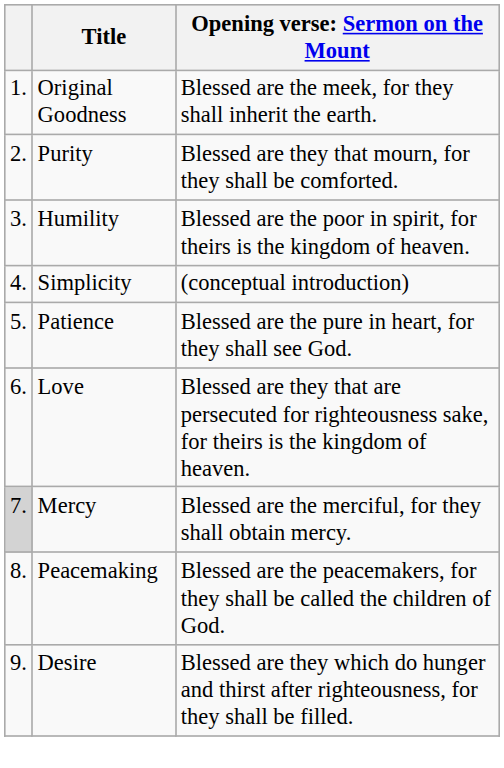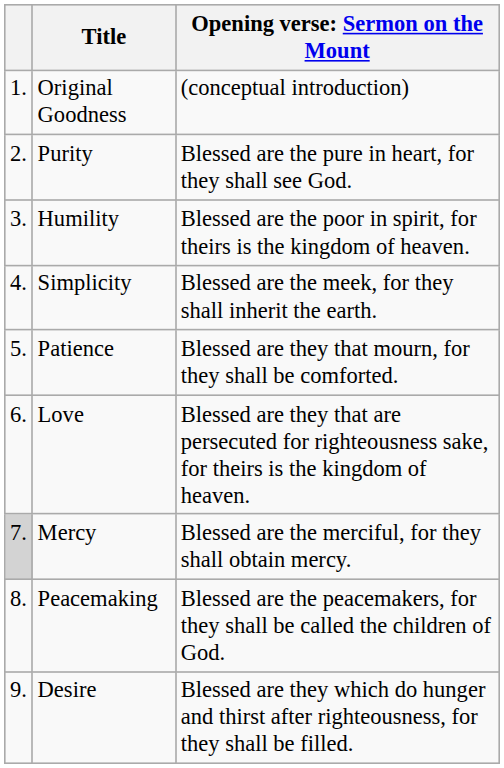(317, 101) Blessed are the meek, for they shall inherit the earth. -> (295, 88) (conceptual introduction)
(325, 167) Blessed are they that mourn, for they shall be comforted. -> (327, 167) Blessed are the pure in heart, for they shall see God.
(295, 283) (conceptual introduction) -> (317, 296) Blessed are the meek, for they shall inherit the earth.
(327, 334) Blessed are the pure in heart, for they shall see God. -> (325, 362) Blessed are they that mourn, for they shall be comforted.
